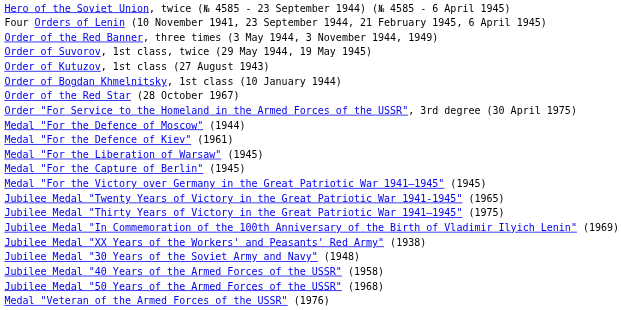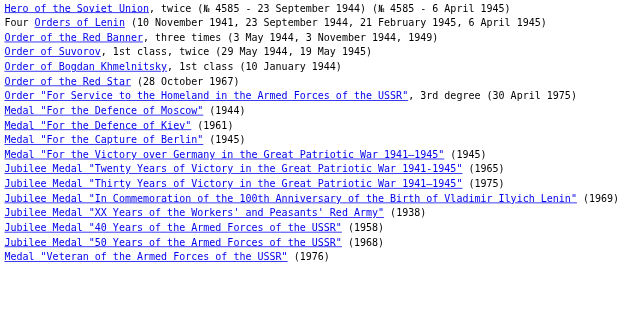- row: (137, 67)
- row: (134, 154)
- row: (182, 257)
